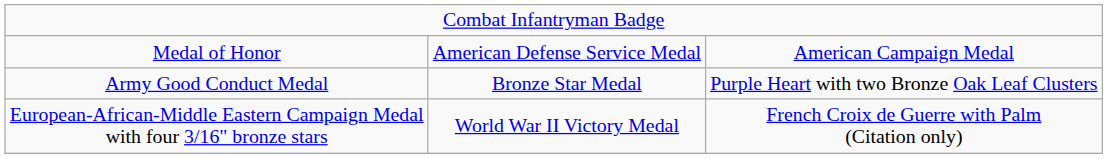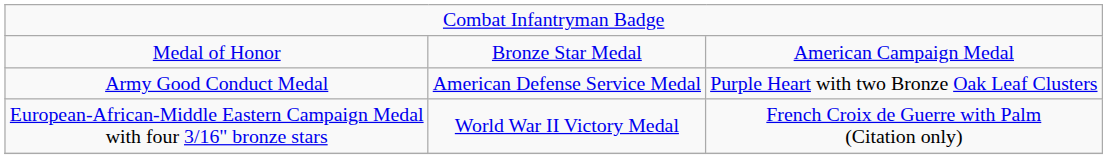(567, 51) American Defense Service Medal -> (567, 51) Bronze Star Medal
(567, 83) Bronze Star Medal -> (567, 83) American Defense Service Medal
